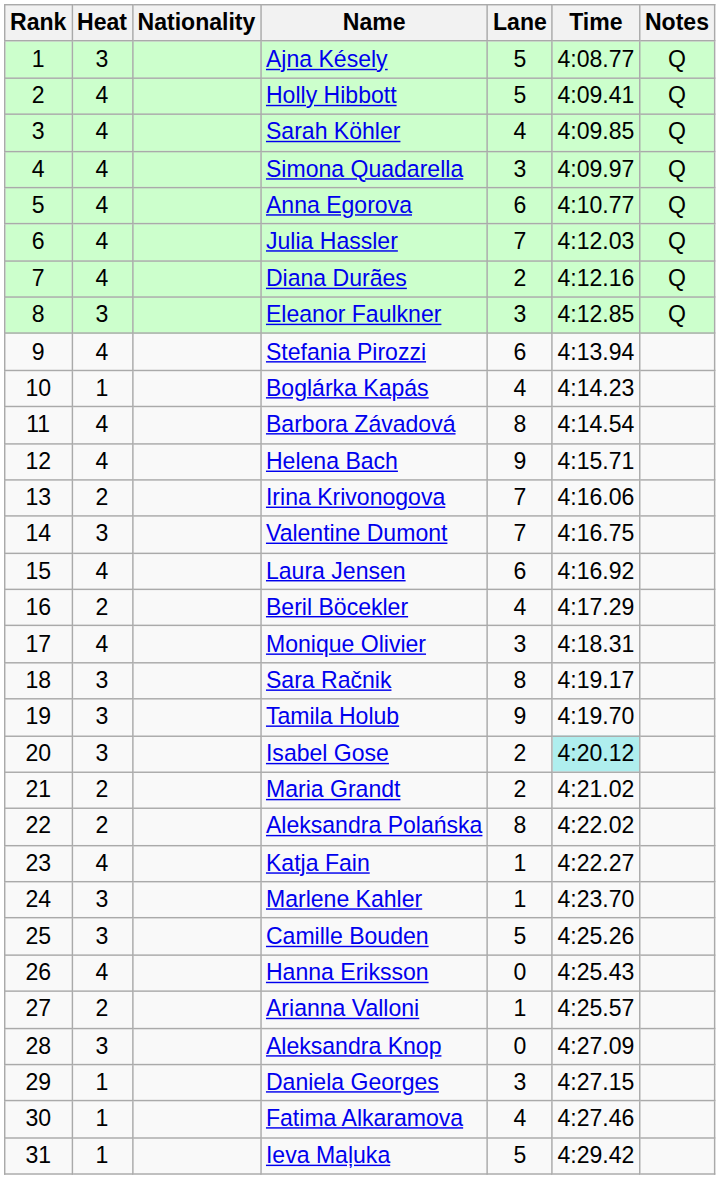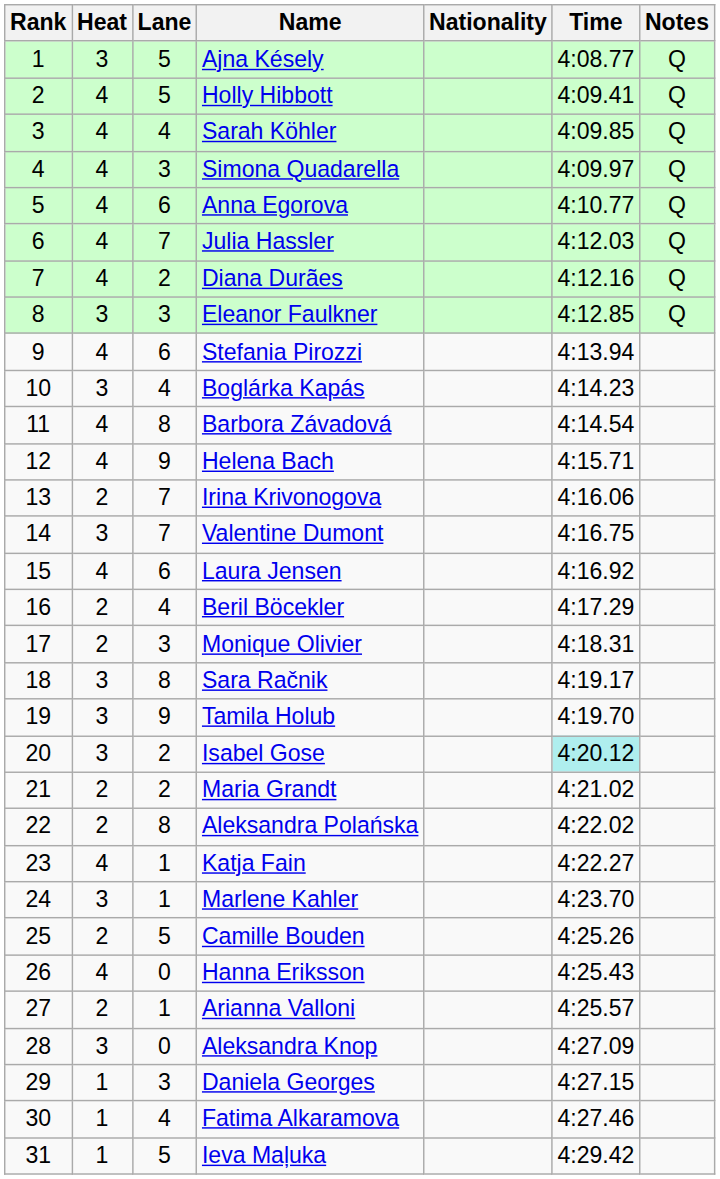columns swapped: (520, 22) <-> (196, 22)
(102, 388) 1 -> (102, 388) 3
(102, 643) 4 -> (102, 643) 2
(102, 936) 3 -> (102, 936) 2
